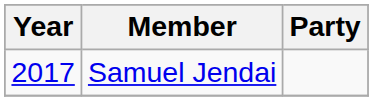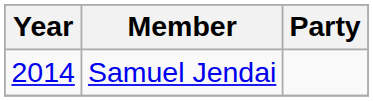(43, 72) 2017 -> (43, 72) 2014
